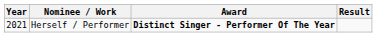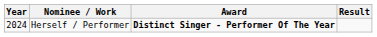(17, 25) 2021 -> (17, 25) 2024
